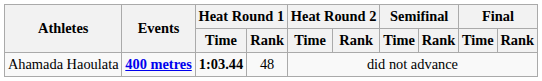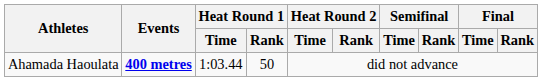(221, 64) bold -> (221, 64) normal
(267, 64) 48 -> (267, 64) 50
